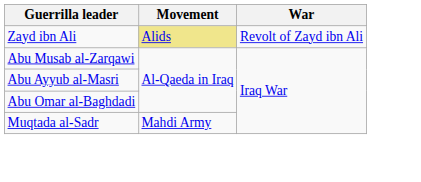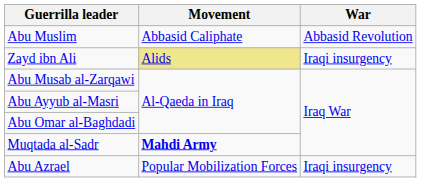+ row: (42, 36)
(301, 36) Revolt of Zayd ibn Ali -> (348, 58) Iraqi insurgency
(176, 123) normal -> (179, 144) bold
+ row: (39, 166)
